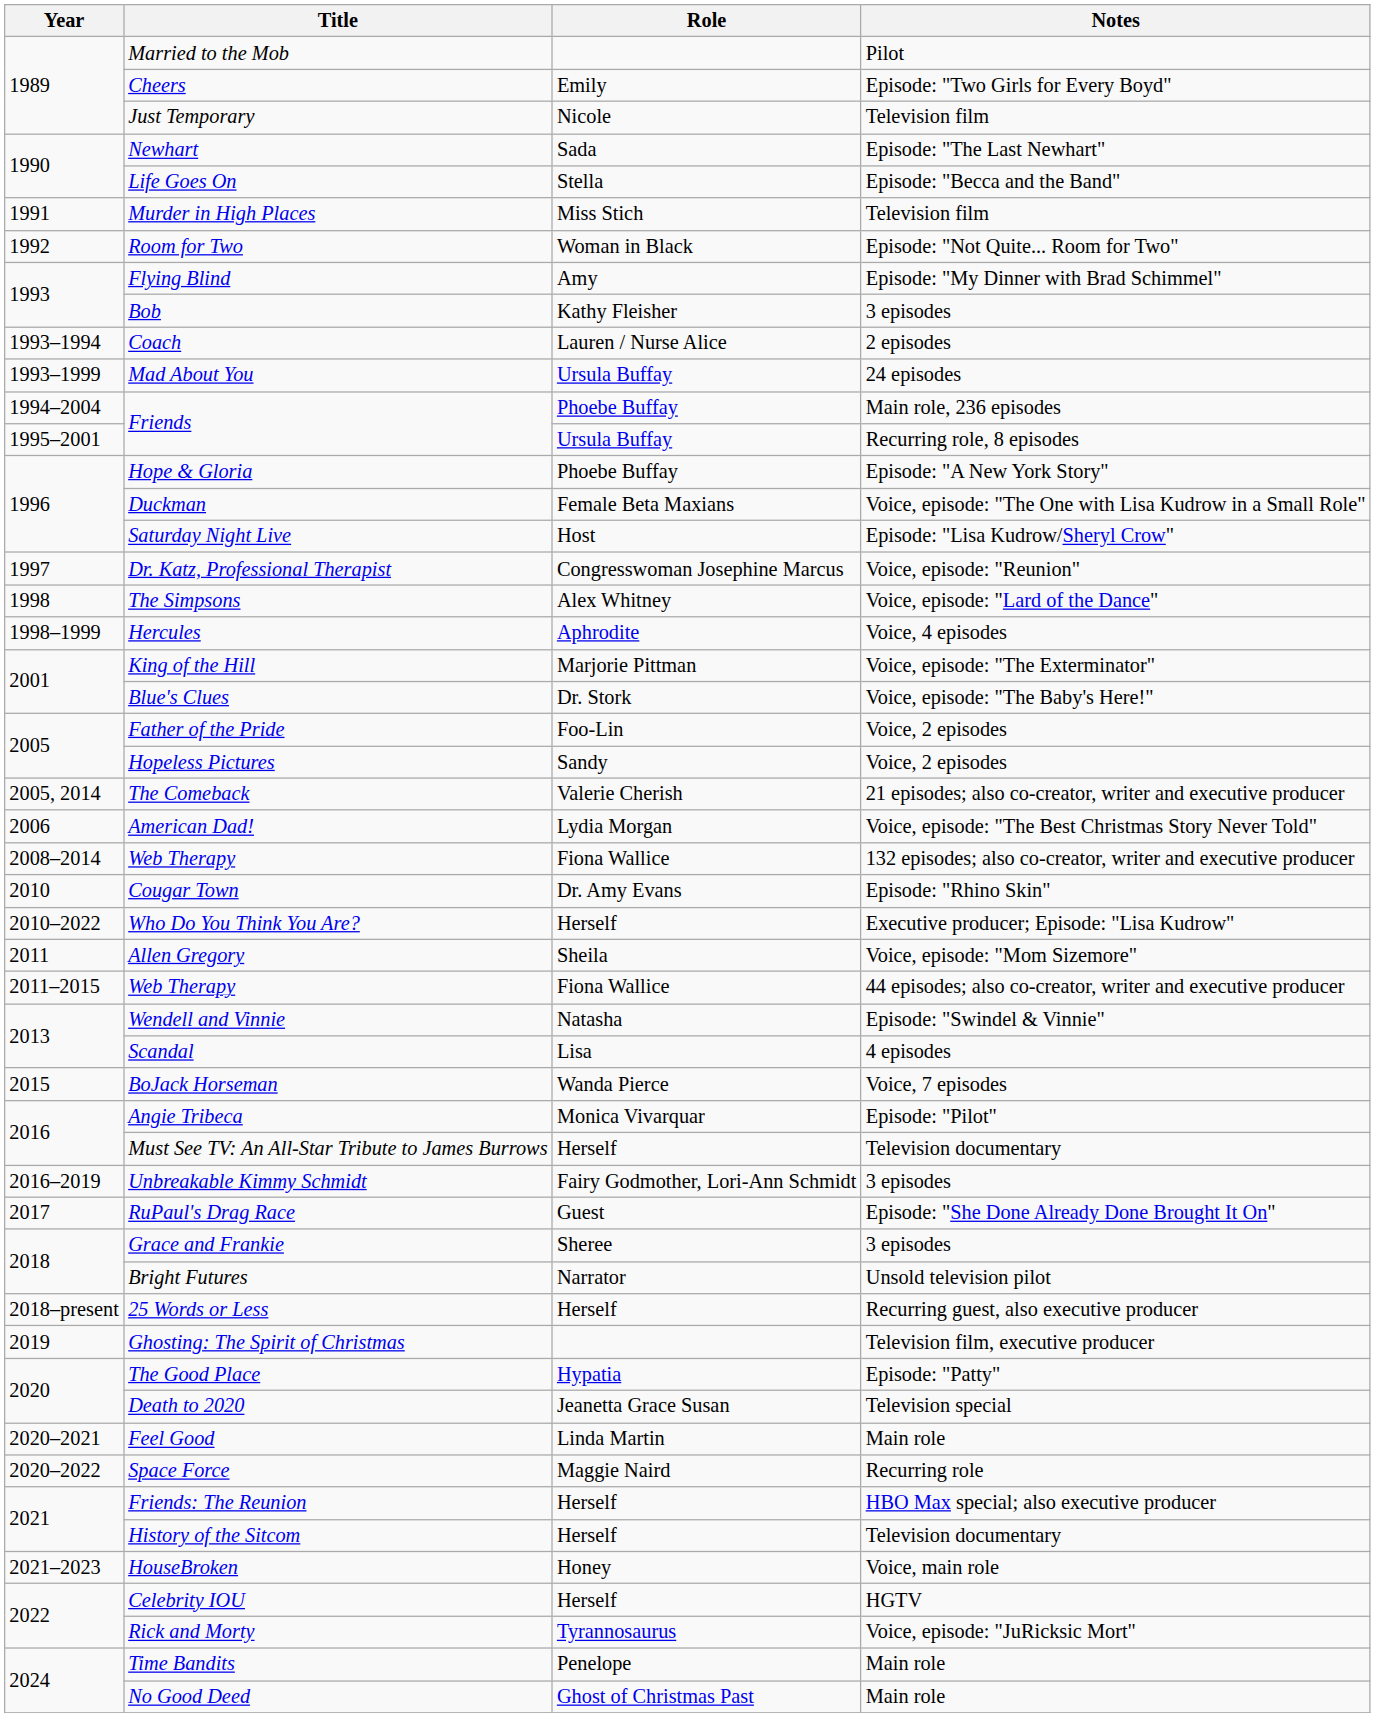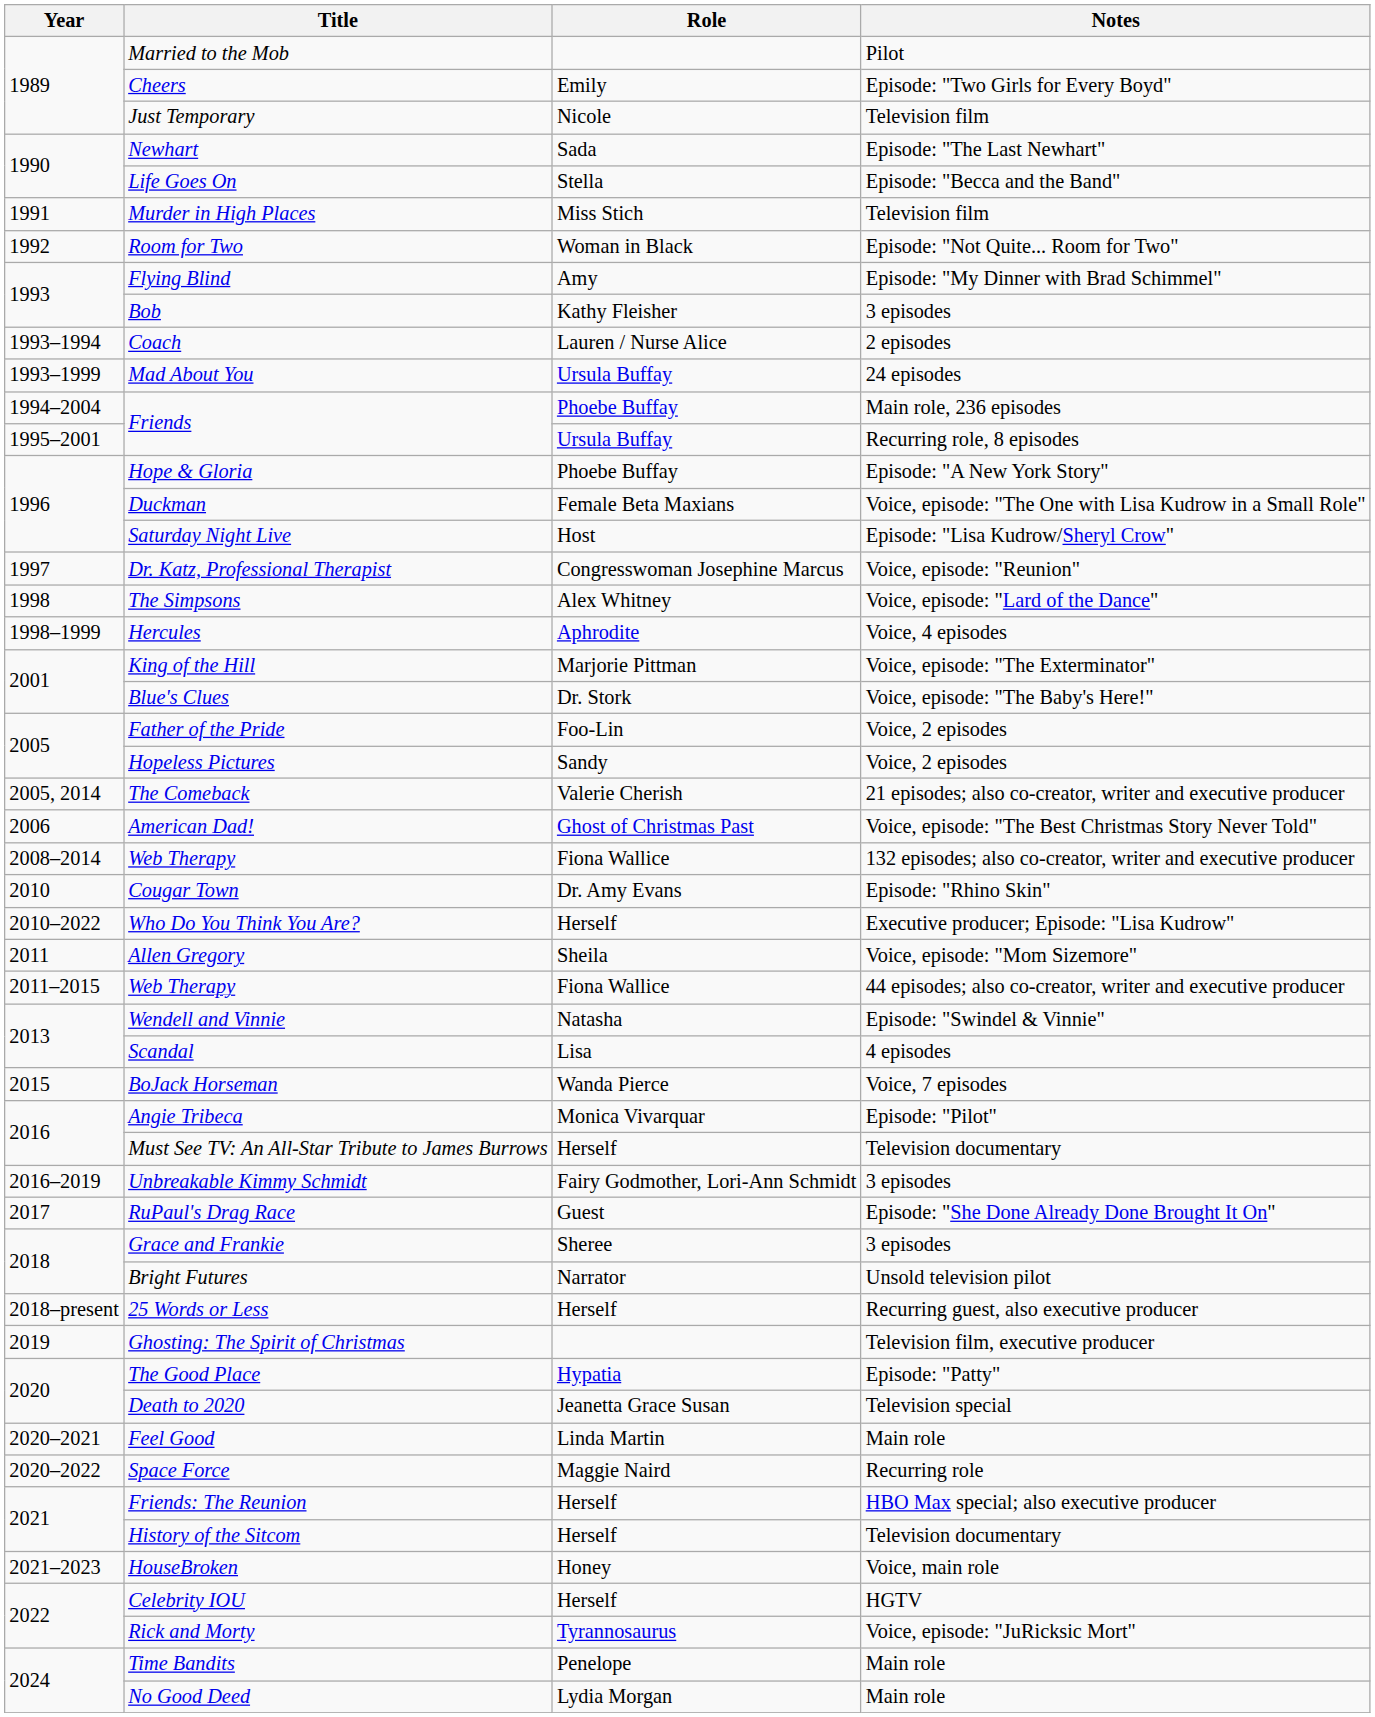(615, 826) Lydia Morgan -> (655, 826) Ghost of Christmas Past
(655, 1696) Ghost of Christmas Past -> (615, 1696) Lydia Morgan
